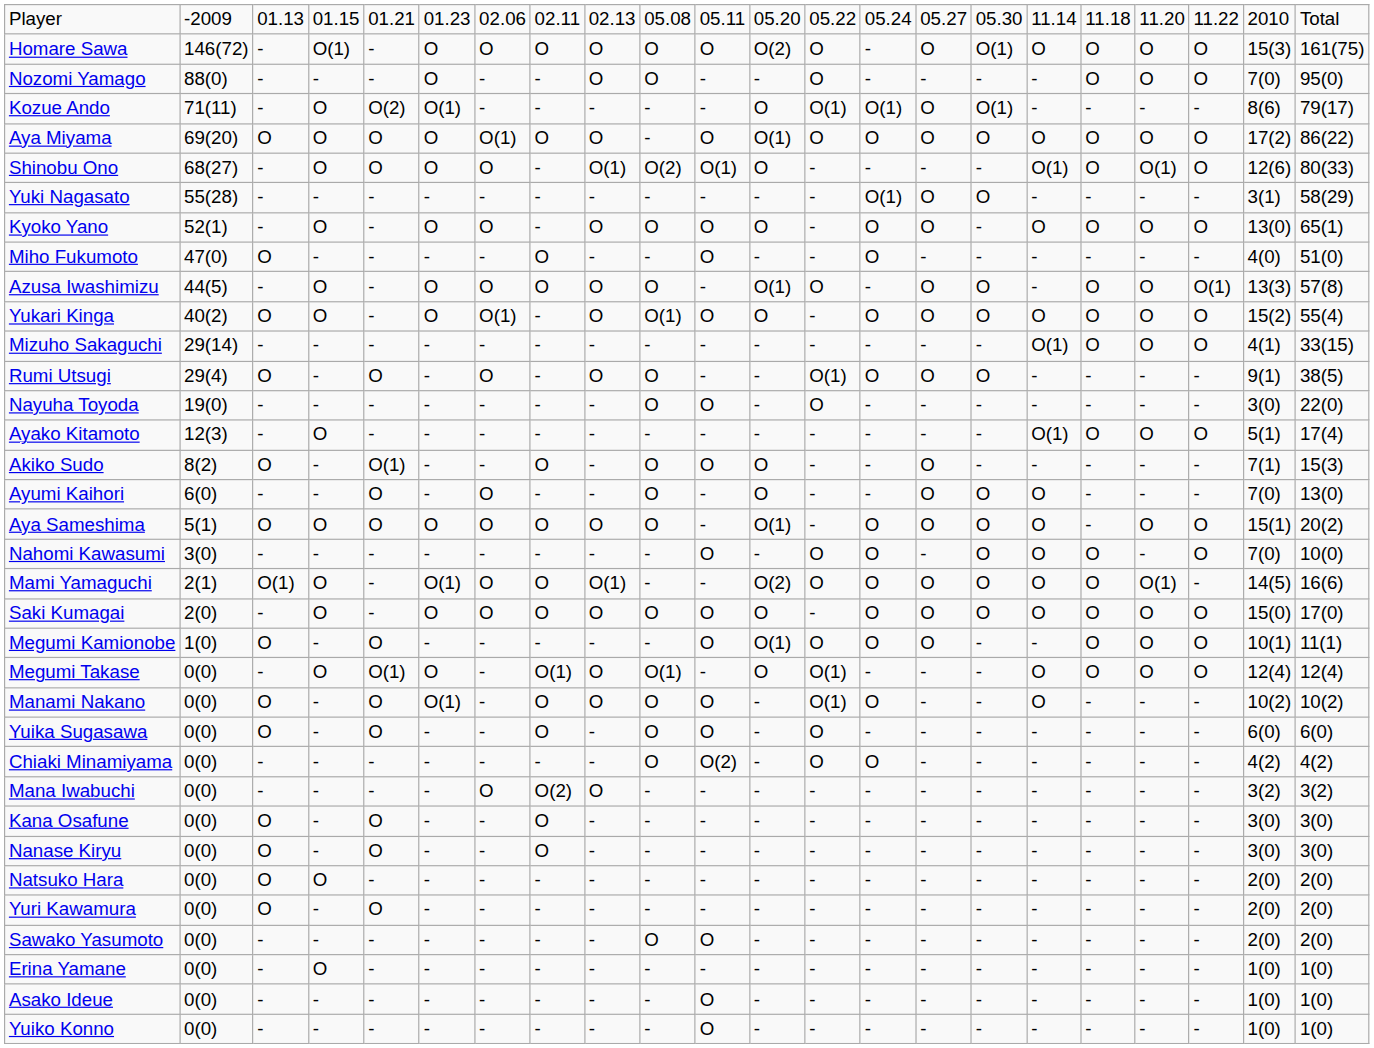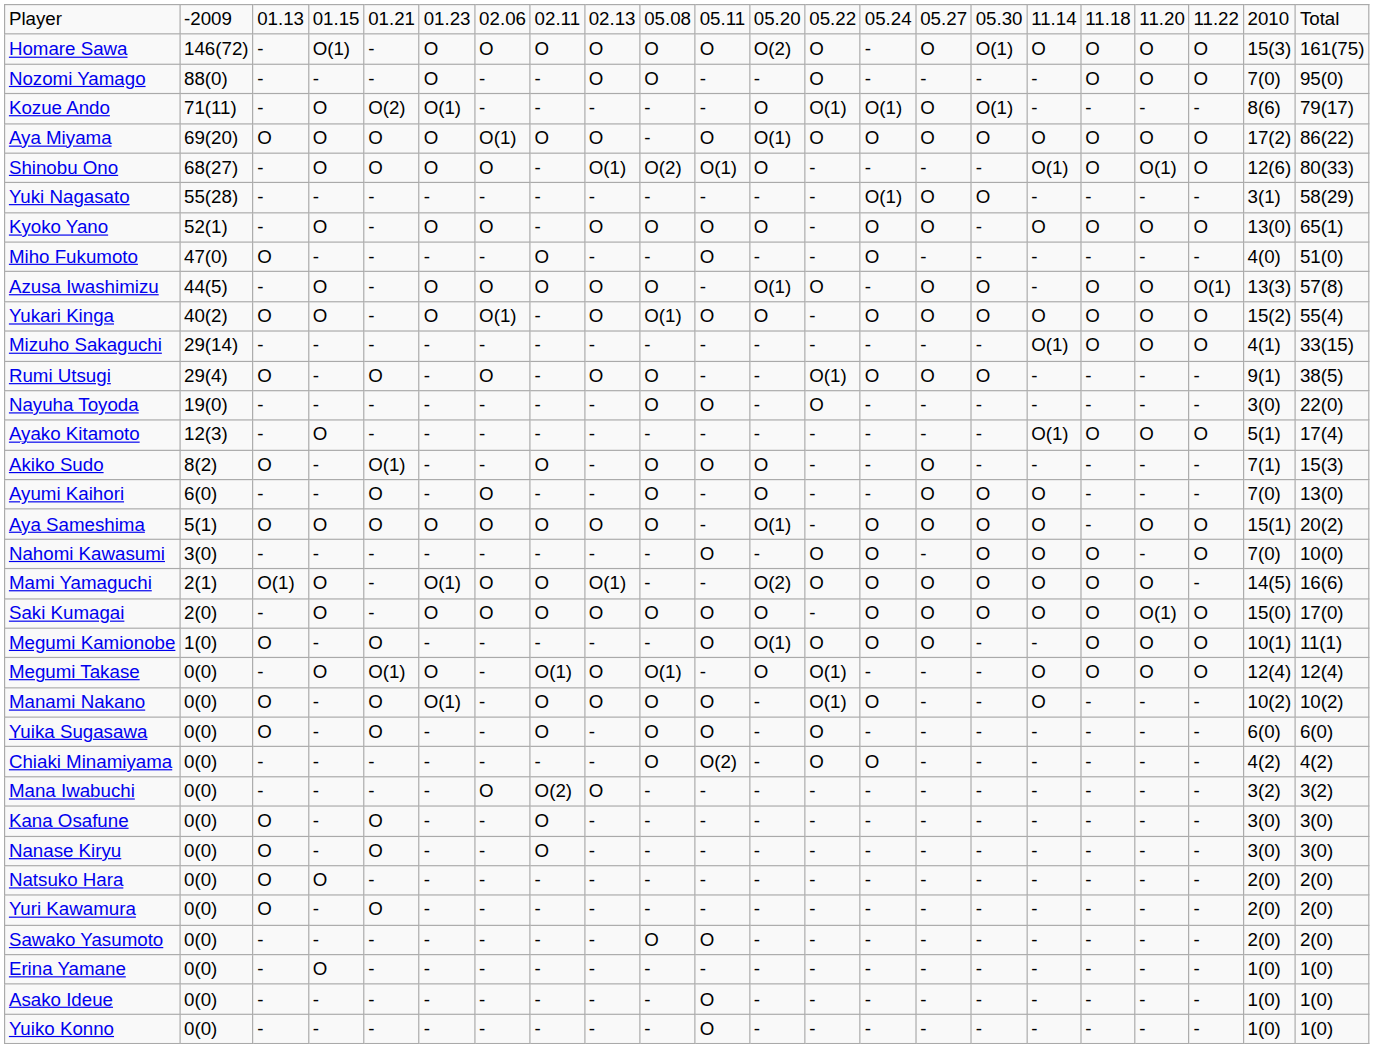(1158, 583) O(1) -> (1147, 583) O
(1147, 613) O -> (1158, 613) O(1)
